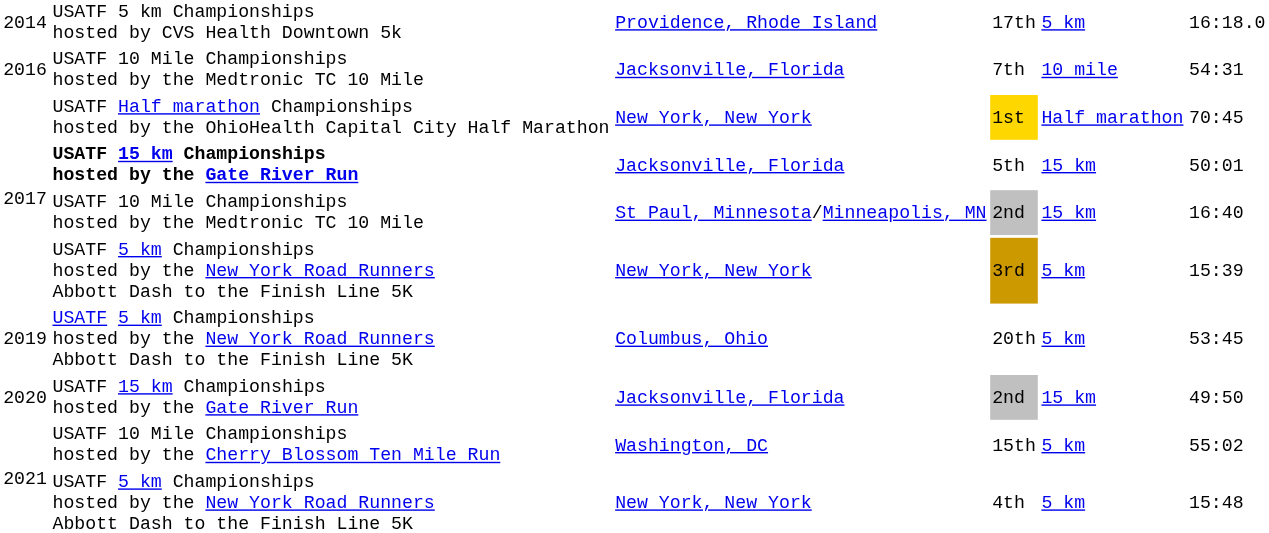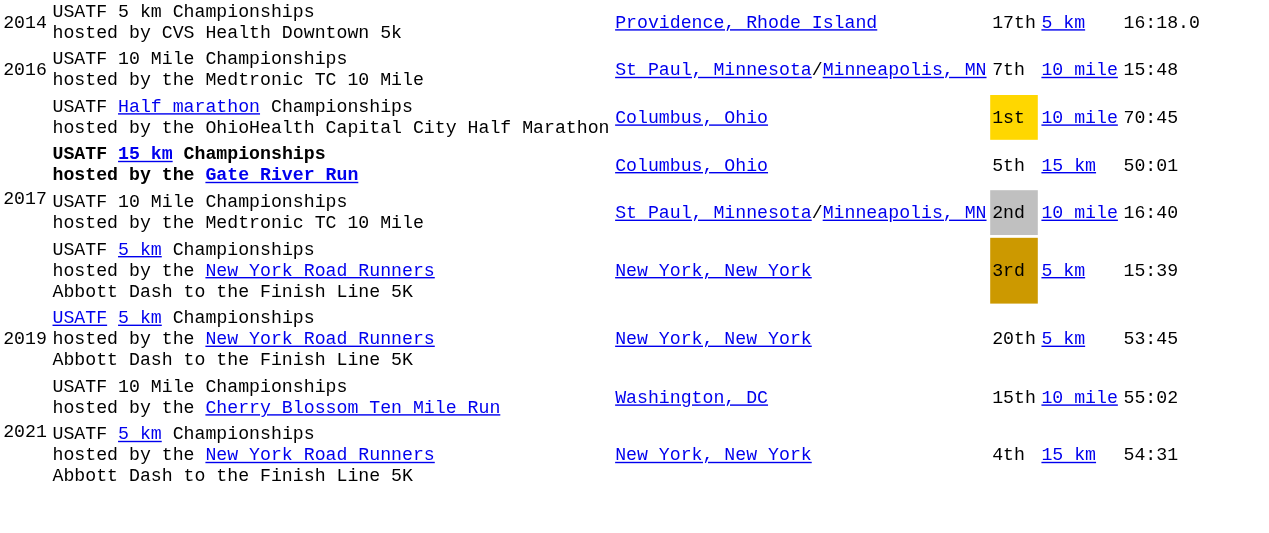(730, 70) Jacksonville, Florida -> (801, 70) St Paul, Minnesota/Minneapolis, MN
(1216, 70) 54:31 -> (1151, 70) 15:48
(713, 117) New York, New York -> (692, 117) Columbus, Ohio
(1112, 117) Half marathon -> (1080, 117) 10 mile
(730, 165) Jacksonville, Florida -> (692, 165) Columbus, Ohio
(1069, 213) 15 km -> (1080, 213) 10 mile
(692, 339) Columbus, Ohio -> (713, 339) New York, New York
- row: (25, 397)
(1063, 445) 5 km -> (1080, 397) 10 mile
(1063, 503) 5 km -> (1069, 456) 15 km
(1216, 503) 15:48 -> (1151, 456) 54:31
